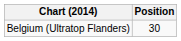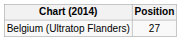(154, 28) 30 -> (154, 28) 27
